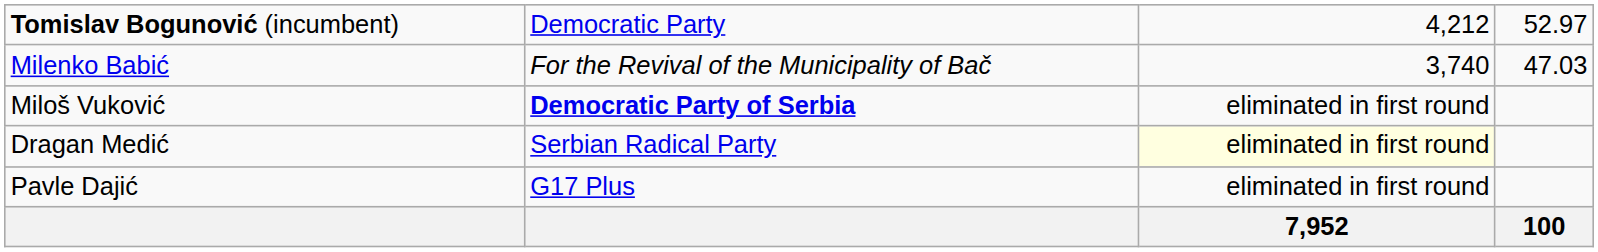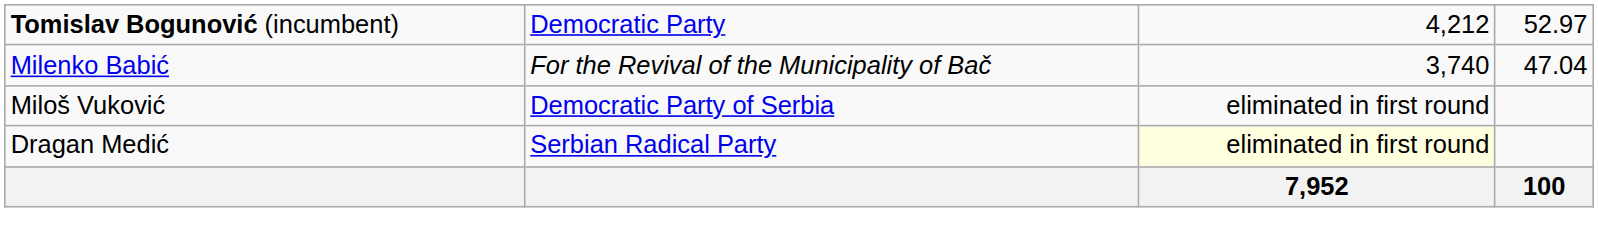(1556, 65) 47.03 -> (1556, 65) 47.04
(693, 105) bold -> (682, 105) normal
- row: (74, 186)
